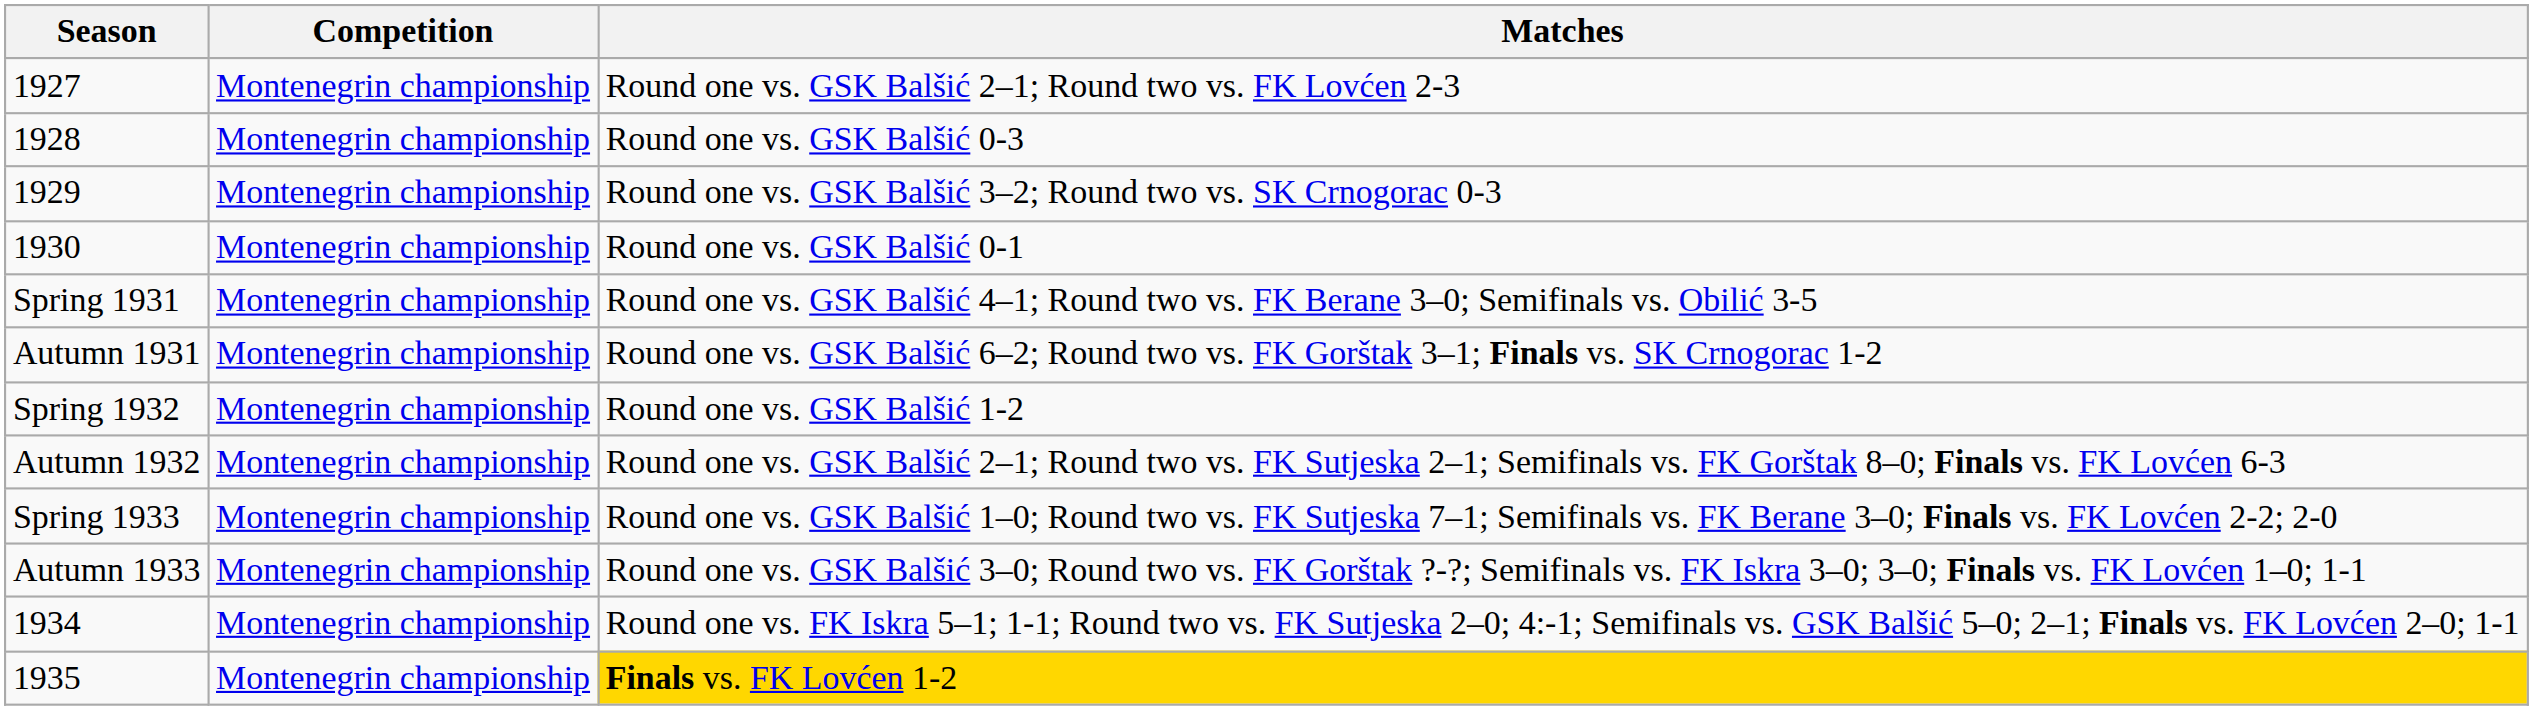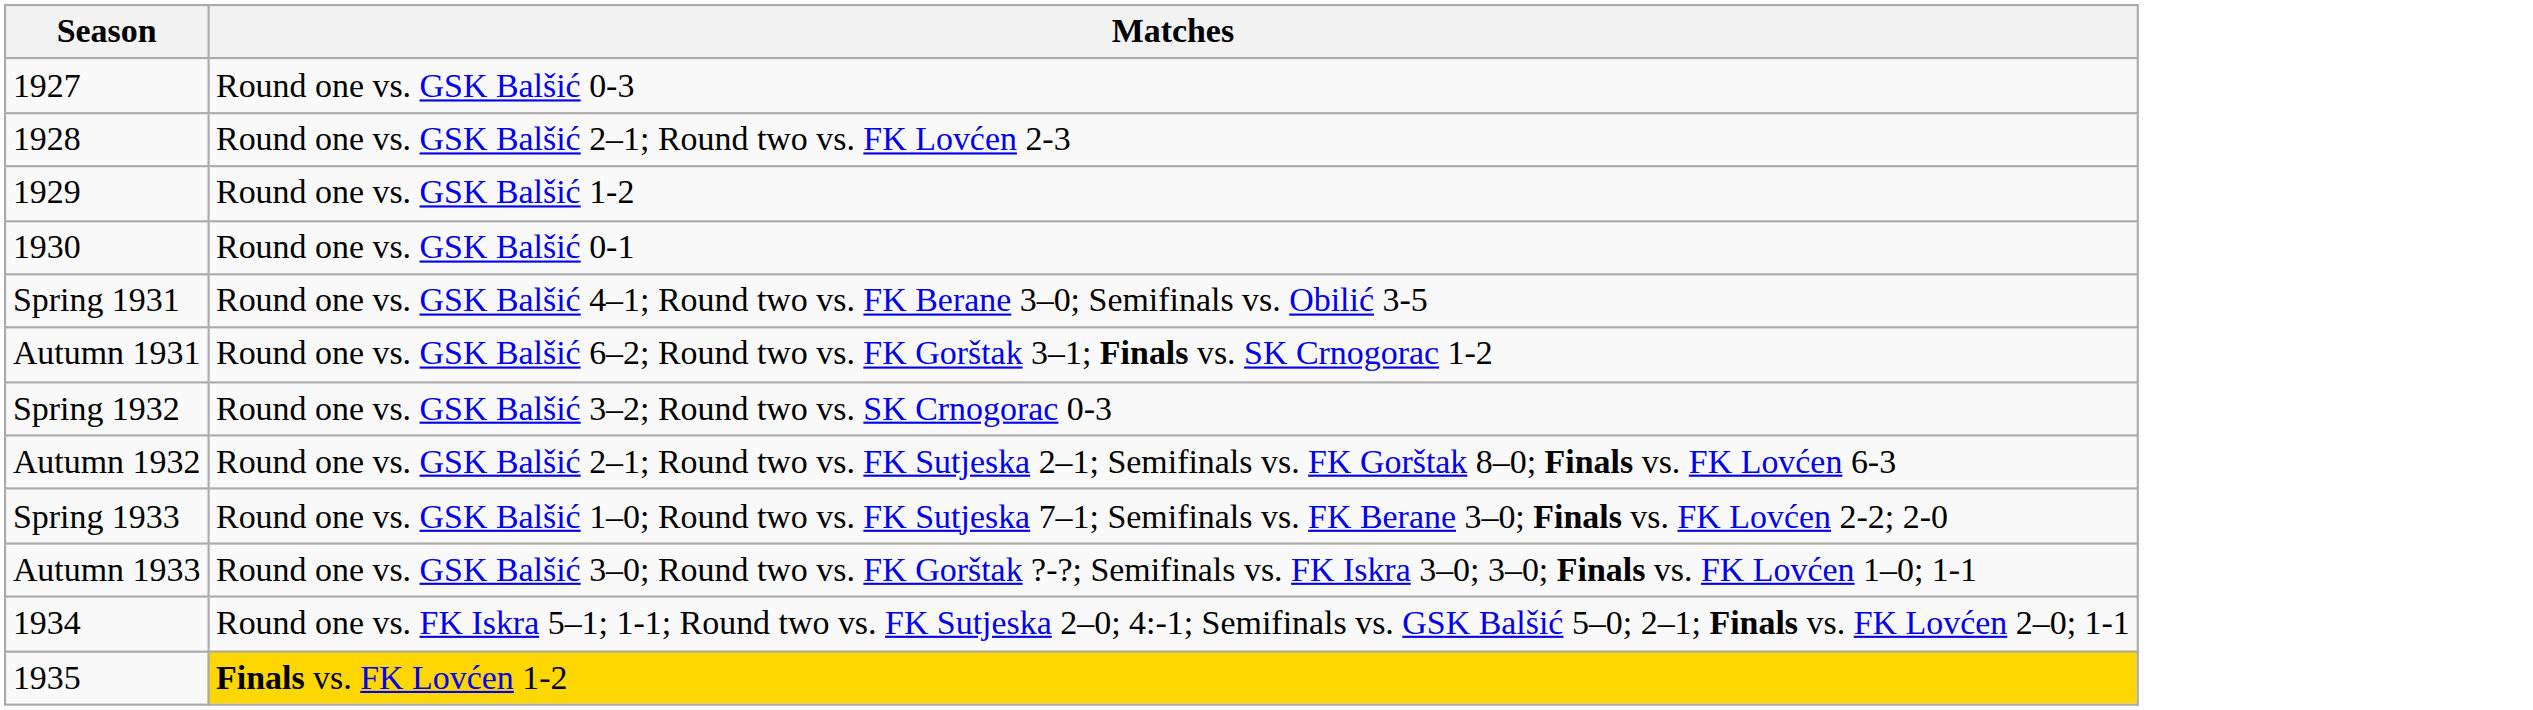- column: (403, 31)
(1033, 85) Round one vs. GSK Balšić 2–1; Round two vs. FK Lovćen 2-3 -> (425, 85) Round one vs. GSK Balšić 0-3
(815, 138) Round one vs. GSK Balšić 0-3 -> (643, 138) Round one vs. GSK Balšić 2–1; Round two vs. FK Lovćen 2-3
(1054, 192) Round one vs. GSK Balšić 3–2; Round two vs. SK Crnogorac 0-3 -> (425, 192) Round one vs. GSK Balšić 1-2
(815, 407) Round one vs. GSK Balšić 1-2 -> (664, 407) Round one vs. GSK Balšić 3–2; Round two vs. SK Crnogorac 0-3
